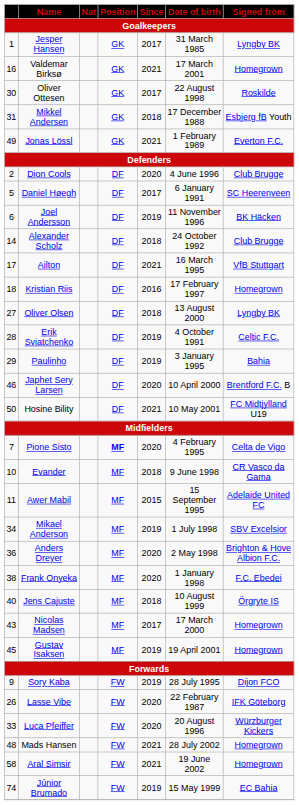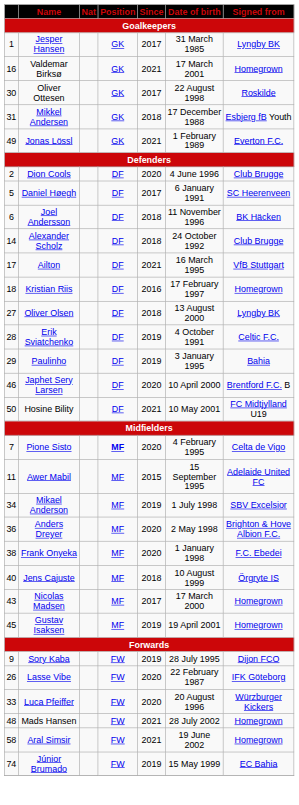(151, 217) 2019 -> (151, 217) 2018
- row: (49, 472)
